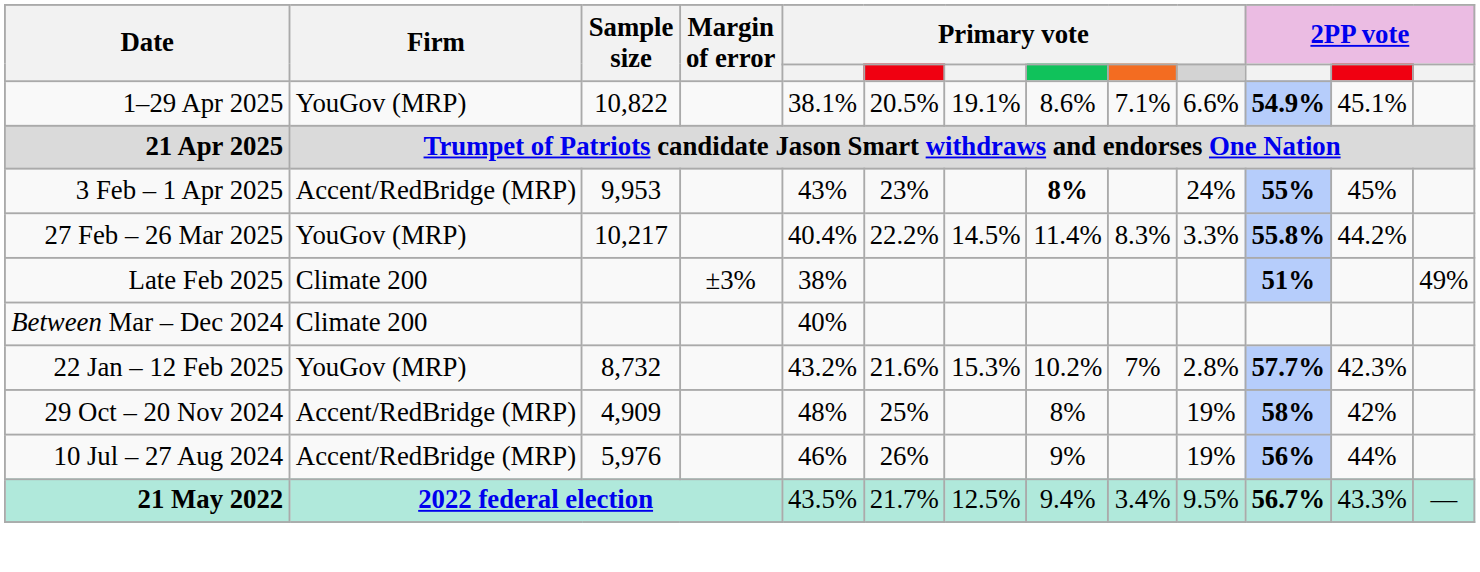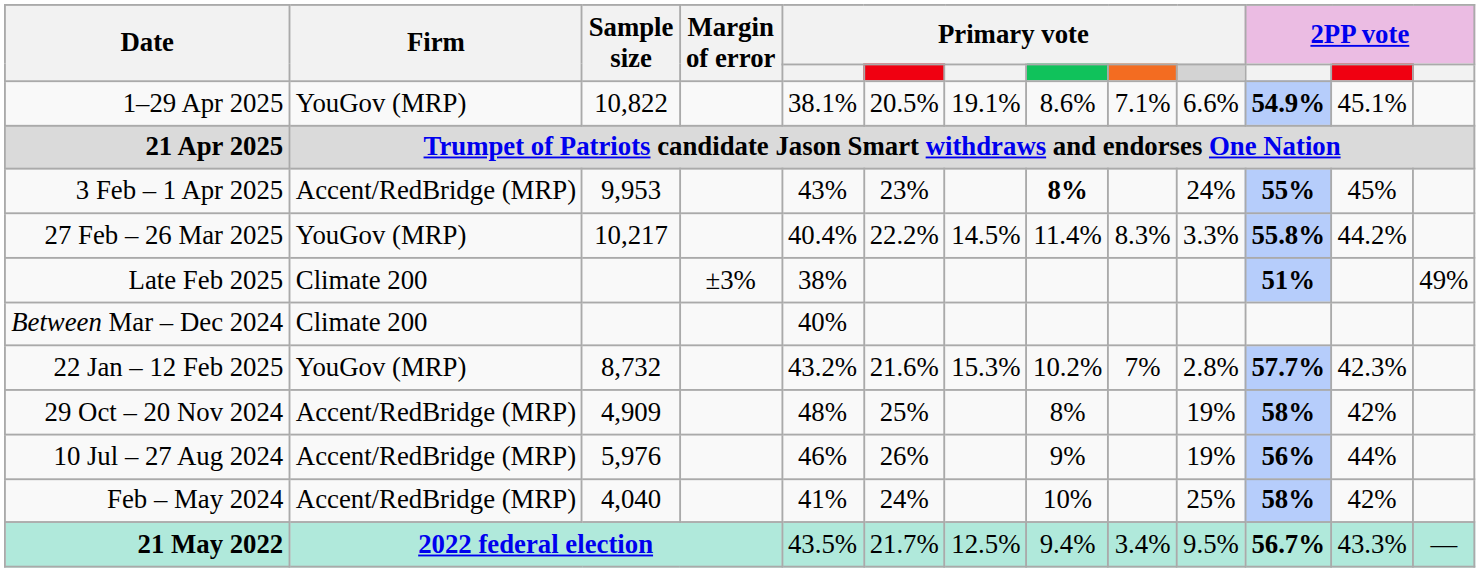+ row: (195, 500)
